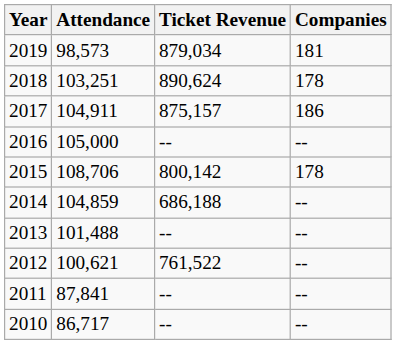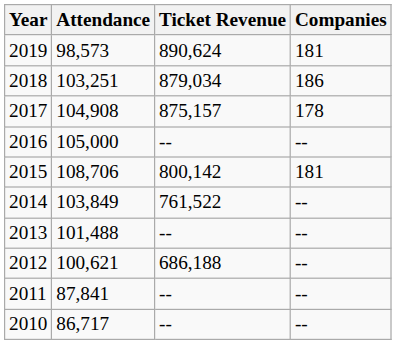(190, 50) 879,034 -> (190, 50) 890,624
(190, 80) 890,624 -> (190, 80) 879,034
(309, 80) 178 -> (309, 80) 186
(87, 111) 104,911 -> (87, 111) 104,908
(309, 111) 186 -> (309, 111) 178
(309, 171) 178 -> (309, 171) 181
(87, 202) 104,859 -> (87, 202) 103,849
(190, 202) 686,188 -> (190, 202) 761,522
(190, 263) 761,522 -> (190, 263) 686,188
